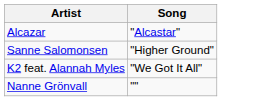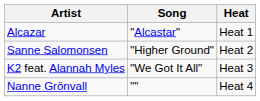+ column: (236, 13)
